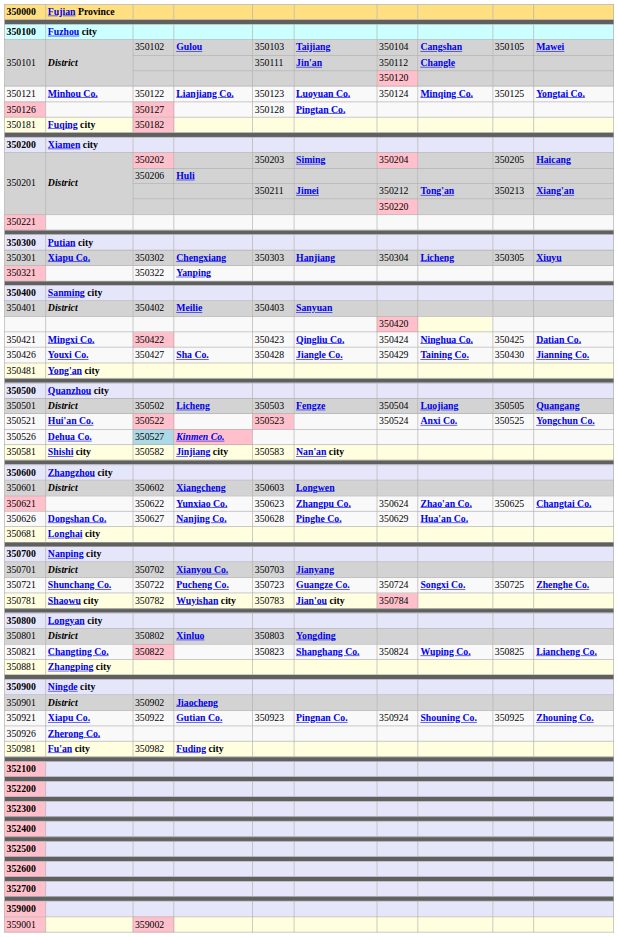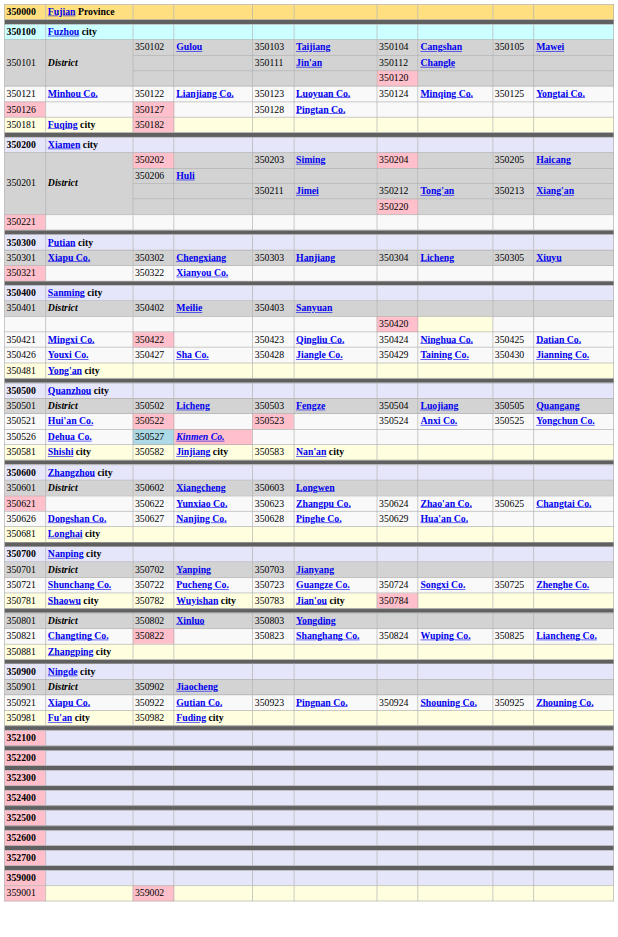(194, 273) Yanping -> (202, 273) Xianyou Co.
(202, 570) Xianyou Co. -> (194, 570) Yanping
- row: (21, 620)
- row: (21, 733)
